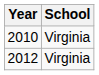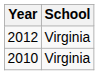rows swapped: (23, 37) <-> (23, 59)
